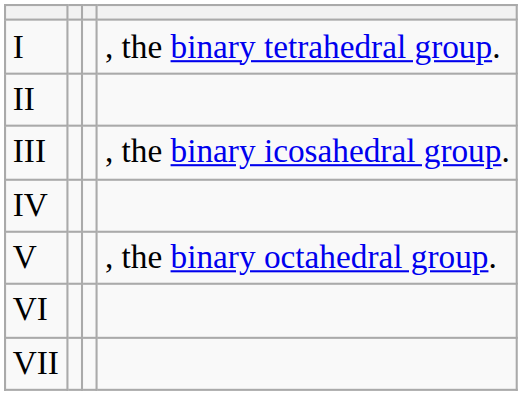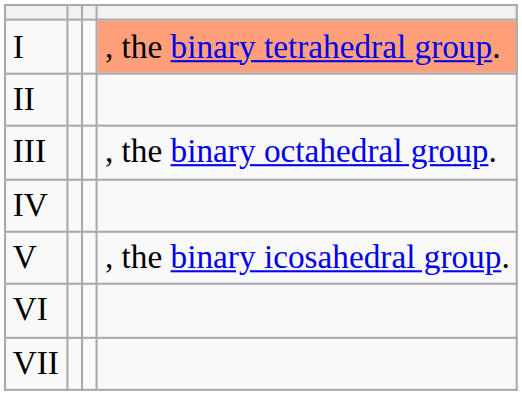(303, 46) no background -> (303, 46) lightsalmon background
(307, 151) , the binary icosahedral group. -> (301, 151) , the binary octahedral group.
(301, 257) , the binary octahedral group. -> (307, 257) , the binary icosahedral group.
